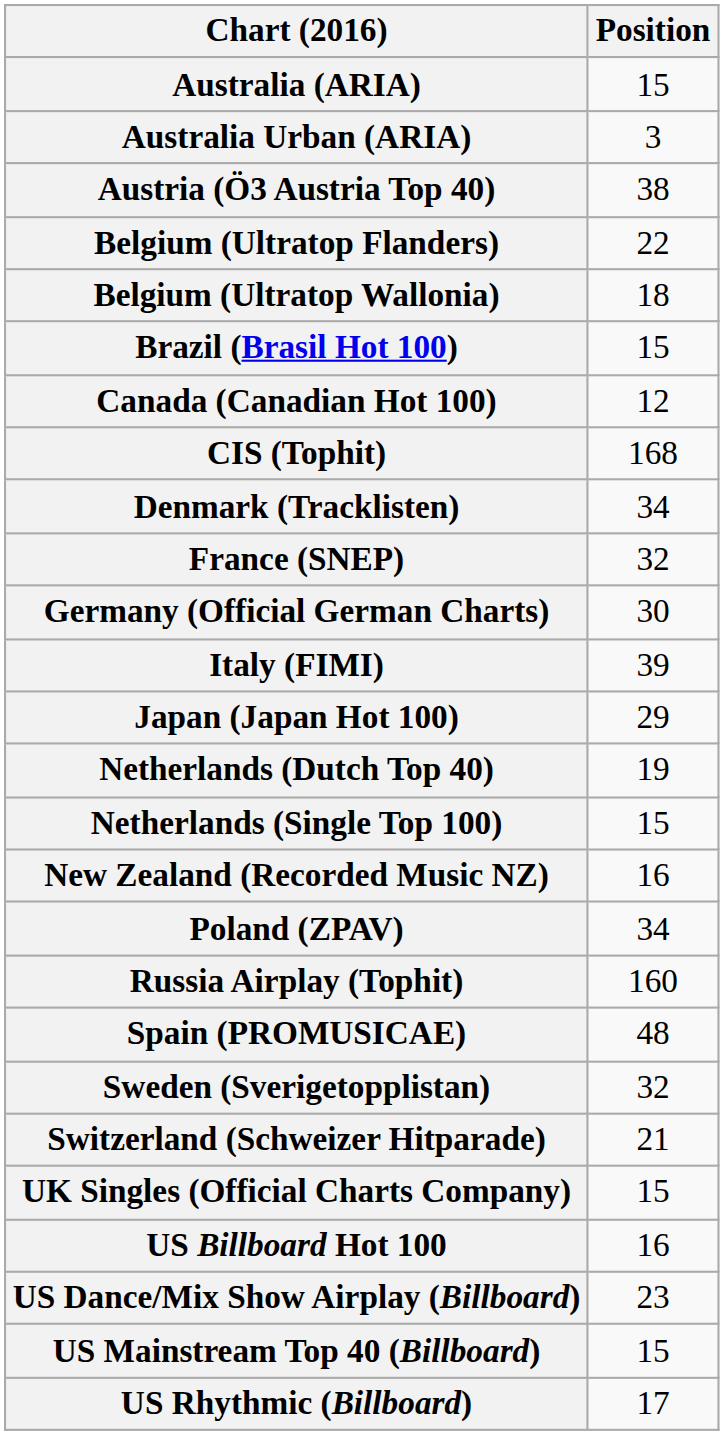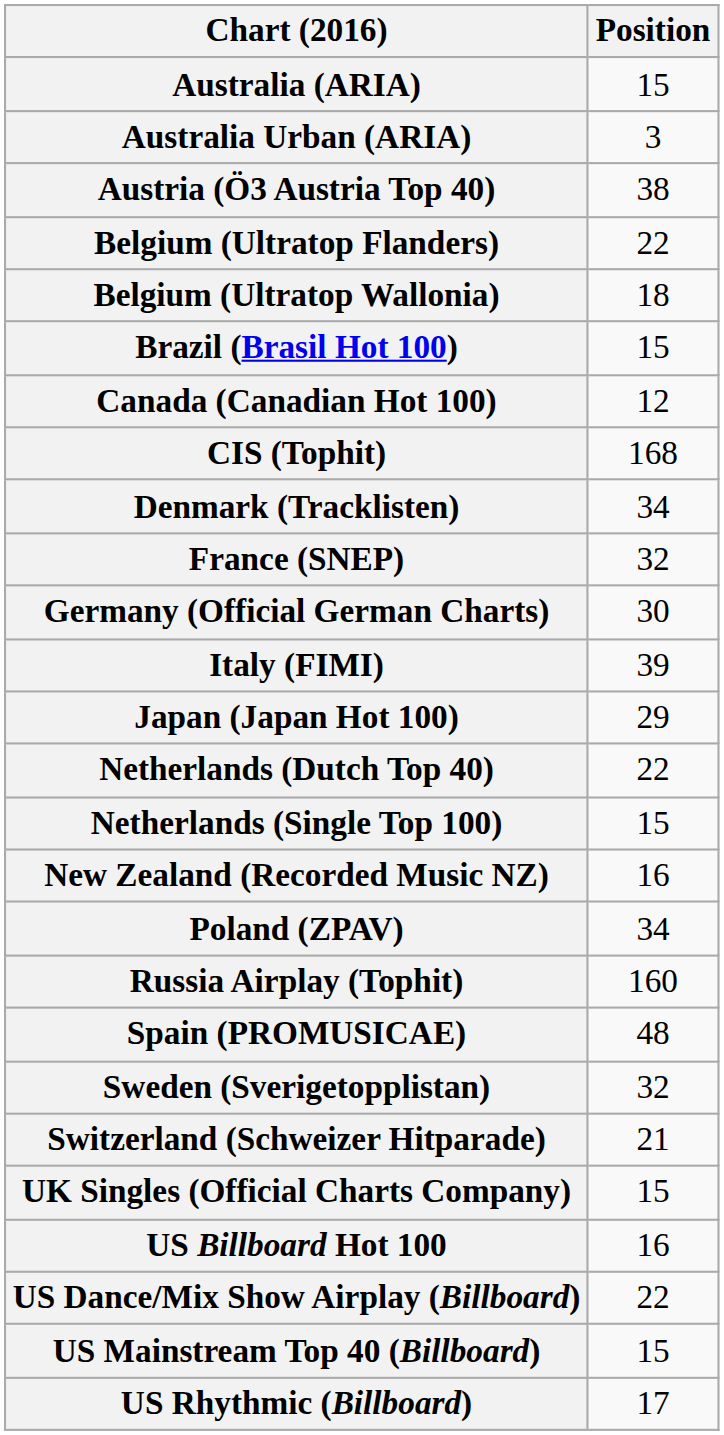(653, 769) 19 -> (653, 769) 22
(653, 1297) 23 -> (653, 1297) 22
